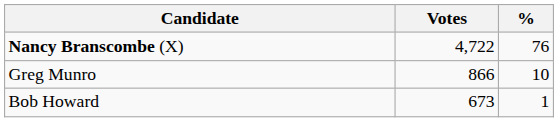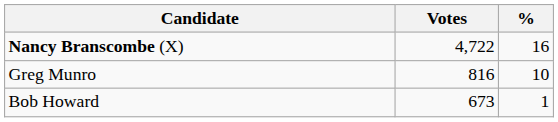(541, 46) 76 -> (541, 46) 16
(481, 74) 866 -> (481, 74) 816
